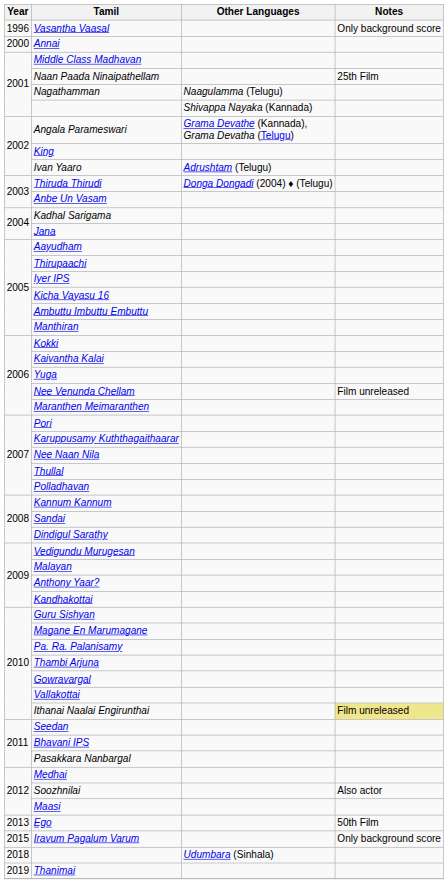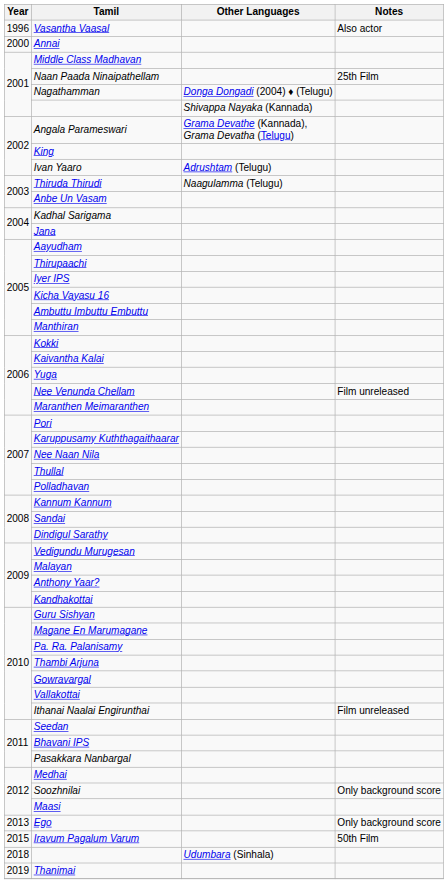(389, 28) Only background score -> (360, 28) Also actor
(233, 92) Naagulamma (Telugu) -> (258, 92) Donga Dongadi (2004) ♦ (Telugu)
(258, 183) Donga Dongadi (2004) ♦ (Telugu) -> (233, 183) Naagulamma (Telugu)
(373, 711) khaki background -> (373, 711) no background
(360, 791) Also actor -> (389, 791) Only background score
(358, 823) 50th Film -> (389, 823) Only background score
(389, 839) Only background score -> (358, 839) 50th Film
